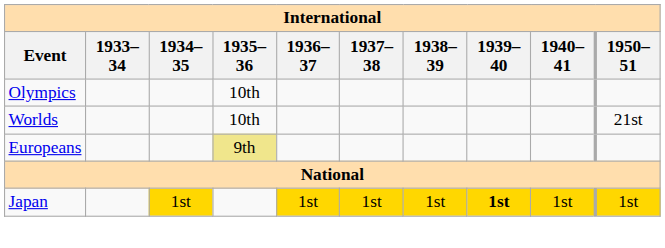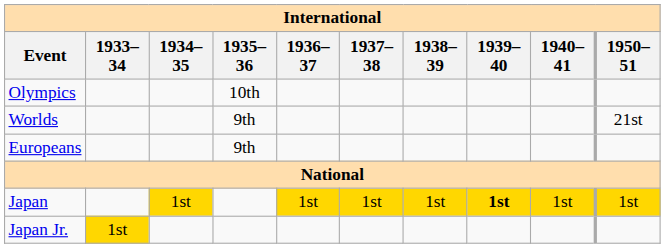(244, 119) 10th -> (244, 119) 9th
(244, 147) khaki background -> (244, 147) no background
+ row: (38, 229)
